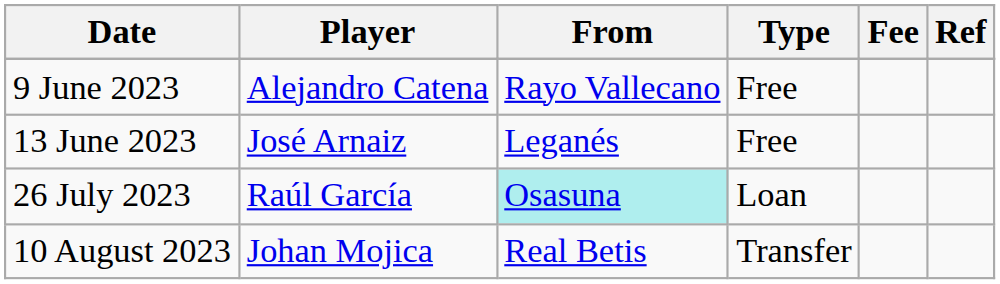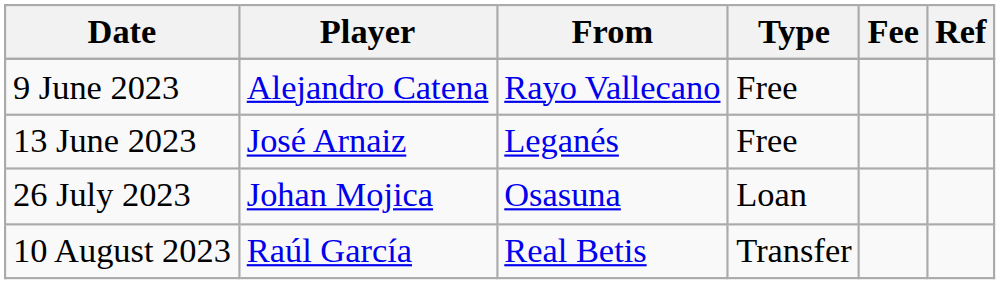(329, 195) Raúl García -> (340, 195) Johan Mojica
(563, 195) paleturquoise background -> (563, 195) no background
(340, 250) Johan Mojica -> (329, 250) Raúl García
